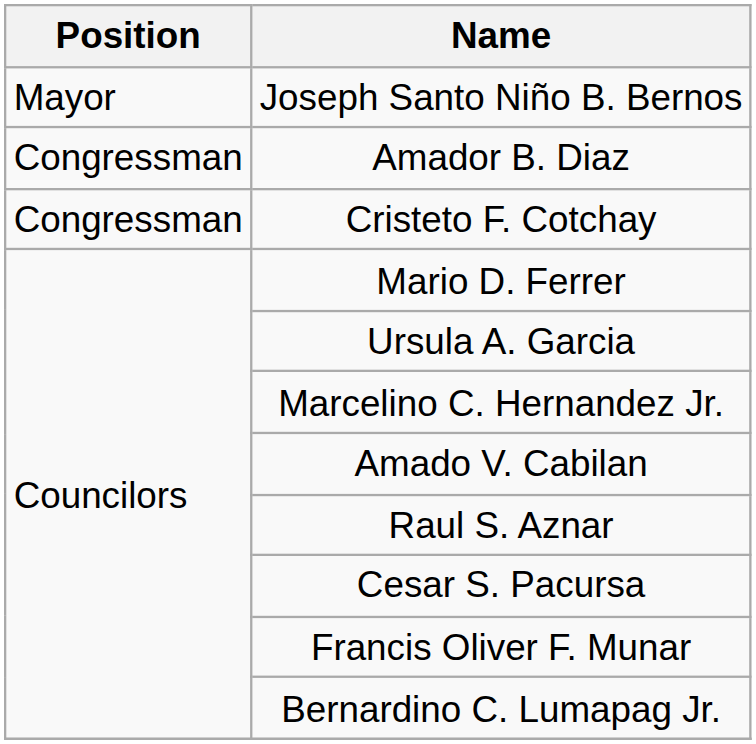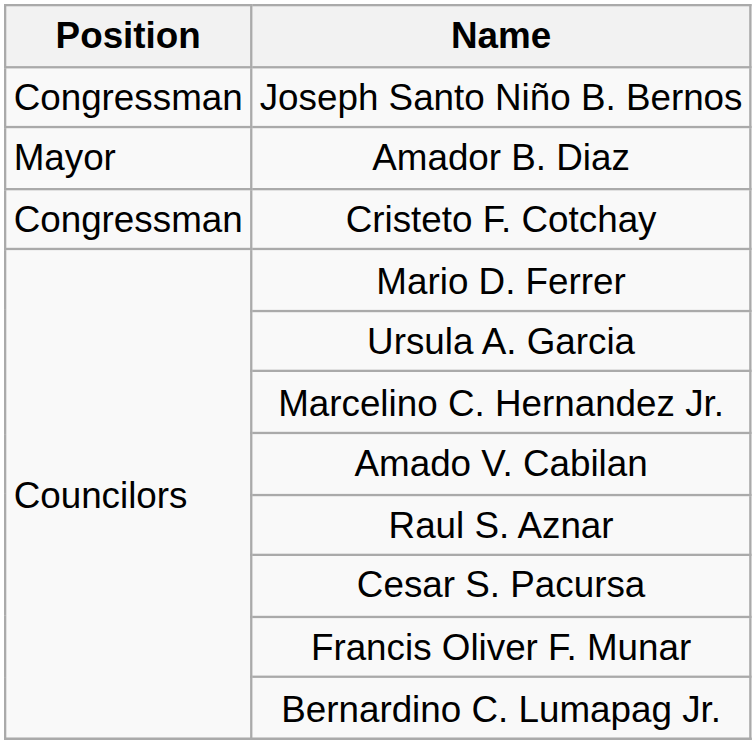(65, 97) Mayor -> (128, 97) Congressman
(128, 158) Congressman -> (65, 158) Mayor
